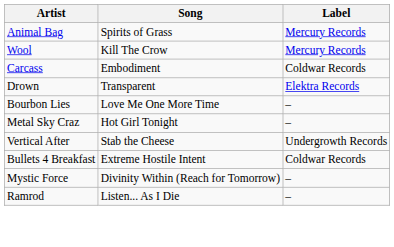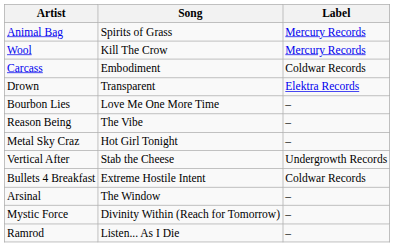+ row: (39, 123)
+ row: (24, 196)
